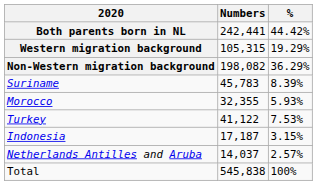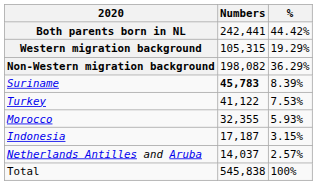(239, 84) normal -> (239, 84) bold
rows swapped: (26, 119) <-> (30, 101)
